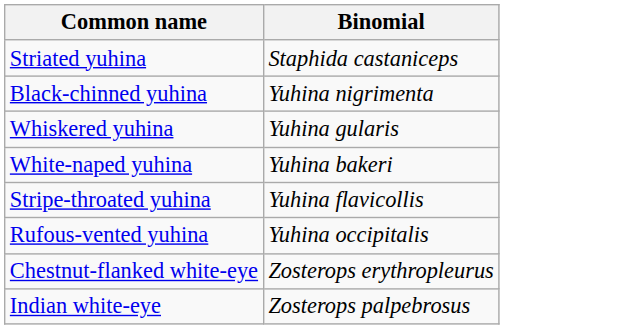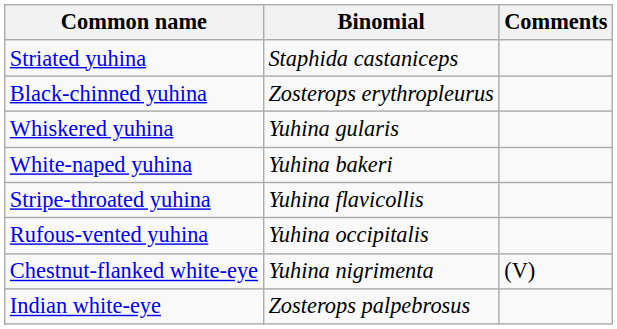+ column: (556, 22)
(351, 93) Yuhina nigrimenta -> (381, 93) Zosterops erythropleurus
(381, 270) Zosterops erythropleurus -> (351, 270) Yuhina nigrimenta
